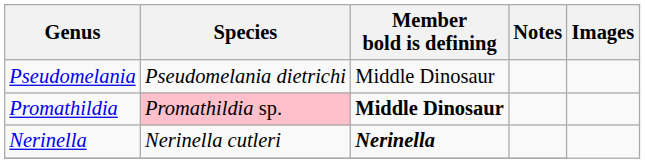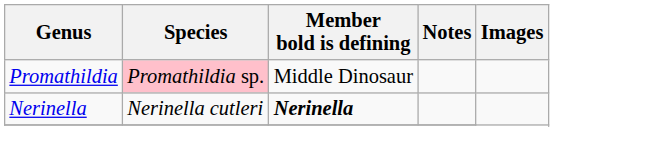- row: (72, 76)
(430, 108) bold -> (343, 76) normal
